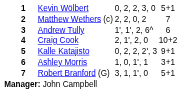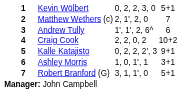(131, 19) 2, 2, 0, 2 -> (131, 19) 2, 1', 2, 0
(131, 41) 2, 1', 2, 0 -> (131, 41) 2, 2, 0, 2
